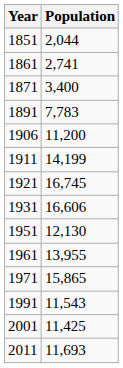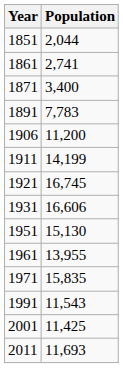(66, 231) 12,130 -> (66, 231) 15,130
(66, 278) 15,865 -> (66, 278) 15,835
